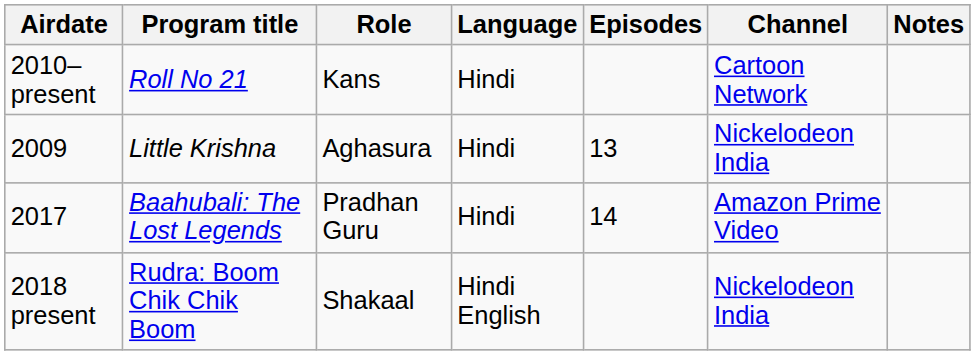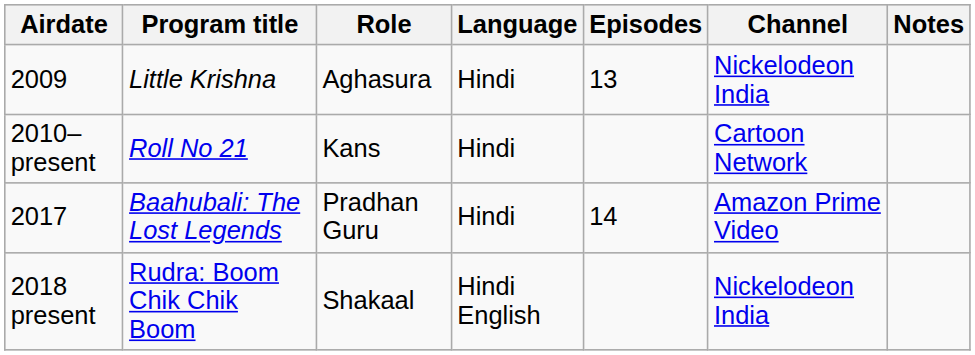rows swapped: (53, 79) <-> (39, 148)
